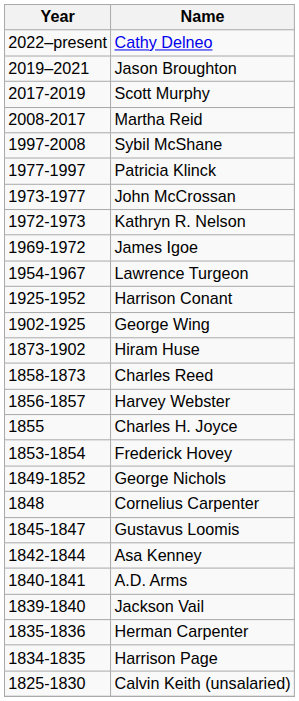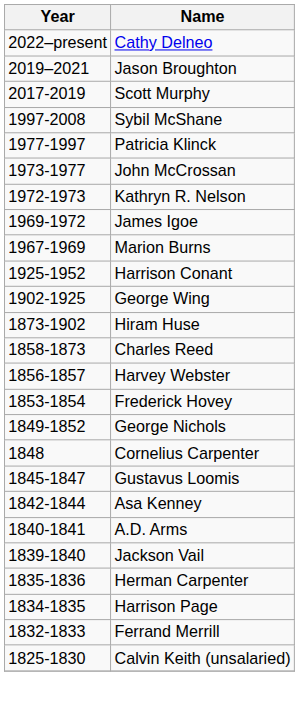- row: (159, 119)
+ row: (163, 247)
- row: (181, 273)
- row: (176, 427)
+ row: (167, 632)
